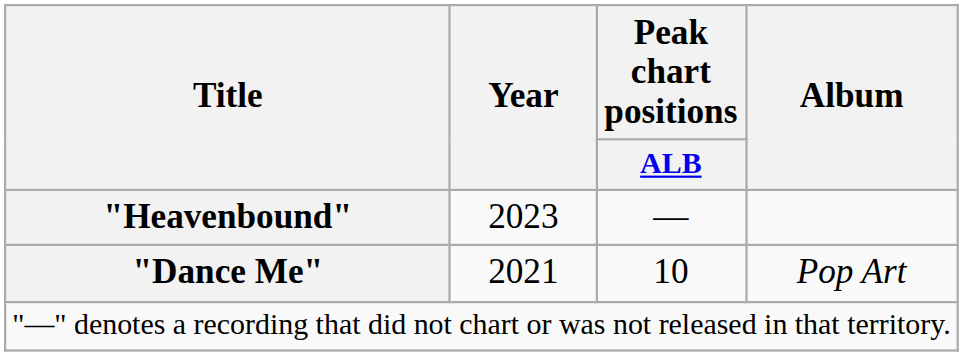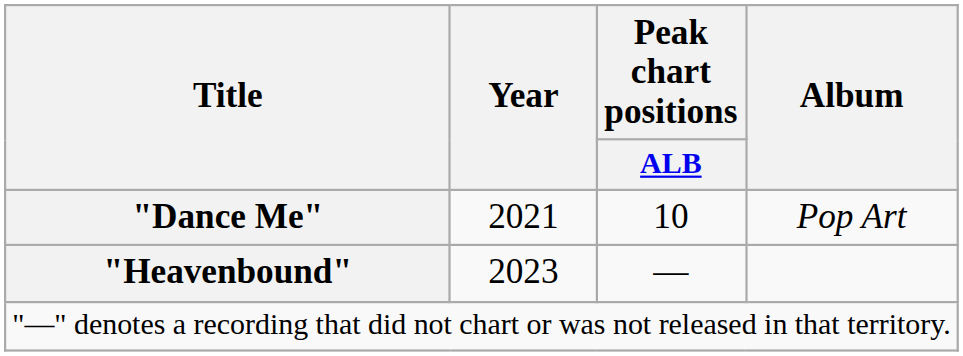rows swapped: (228, 272) <-> (228, 216)
